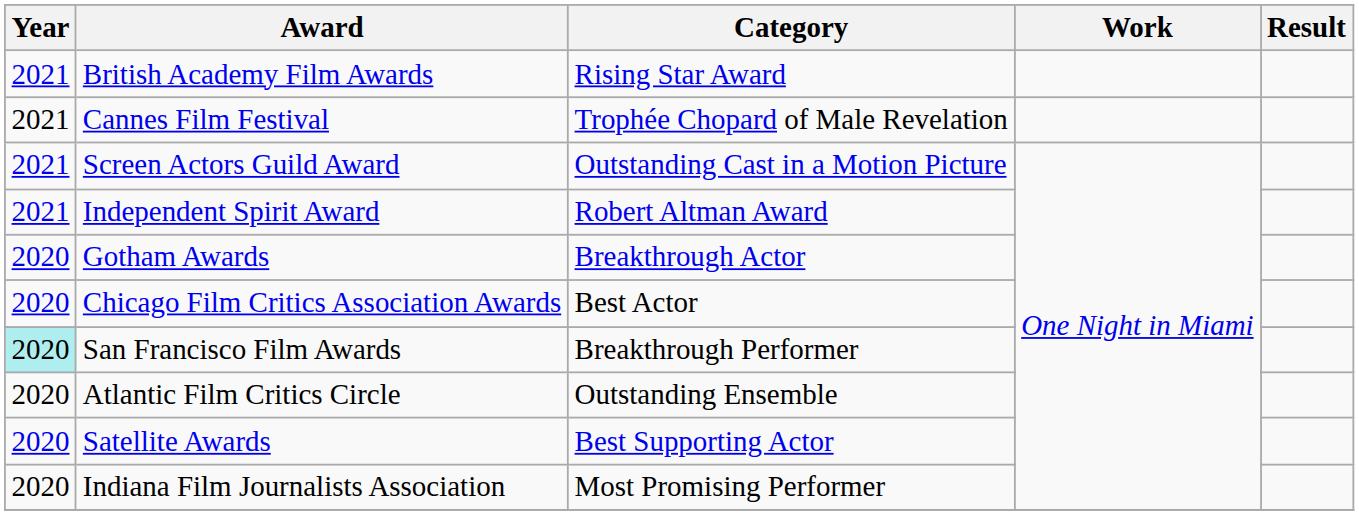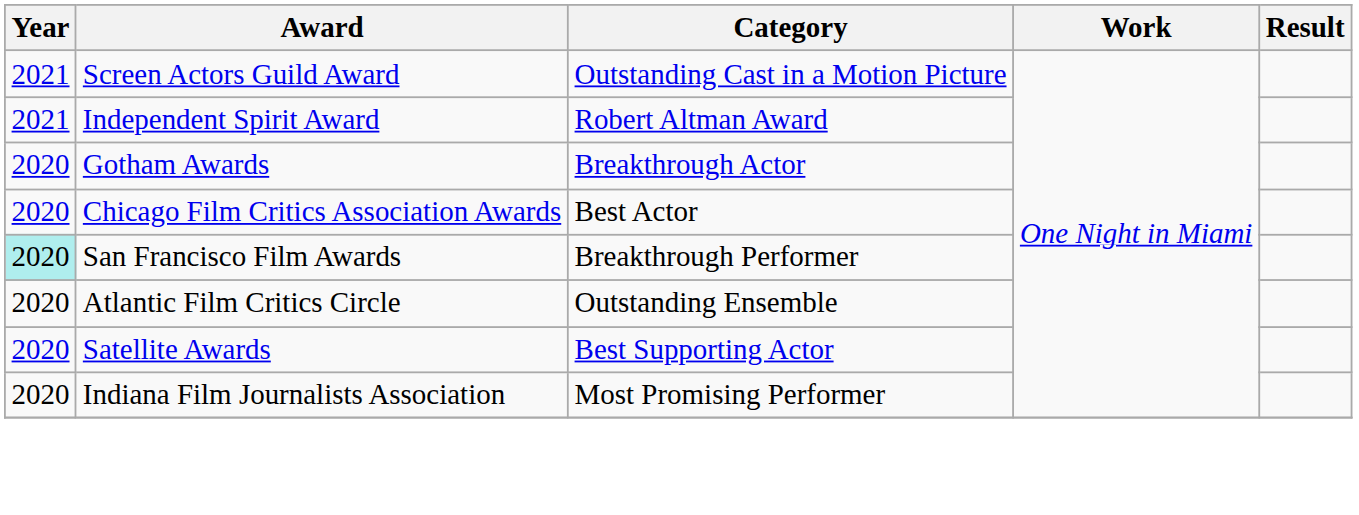- row: (258, 73)
- row: (206, 119)
